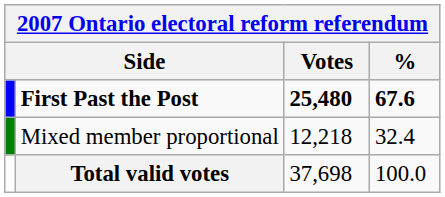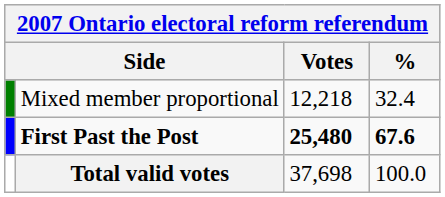rows swapped: (110, 98) <-> (150, 136)
